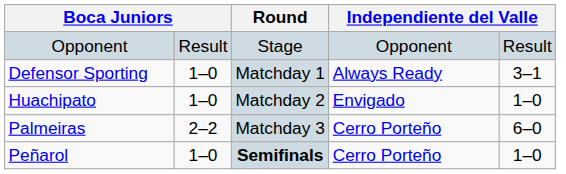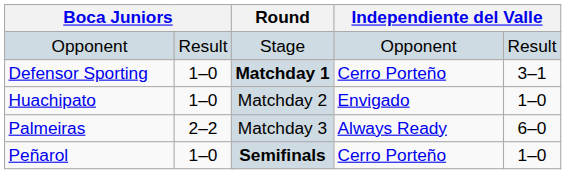(280, 73) normal -> (282, 73) bold
(387, 73) Always Ready -> (392, 73) Cerro Porteño
(387, 127) Cerro Porteño -> (392, 127) Always Ready
